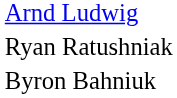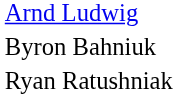rows swapped: (89, 47) <-> (80, 80)
